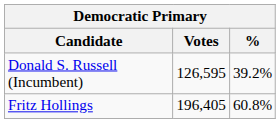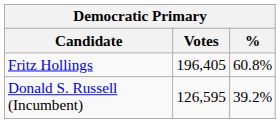rows swapped: (50, 105) <-> (63, 73)
